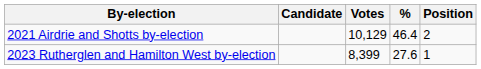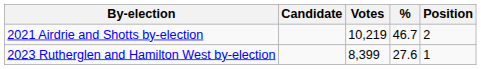(368, 34) 10,129 -> (368, 34) 10,219
(405, 34) 46.4 -> (405, 34) 46.7
